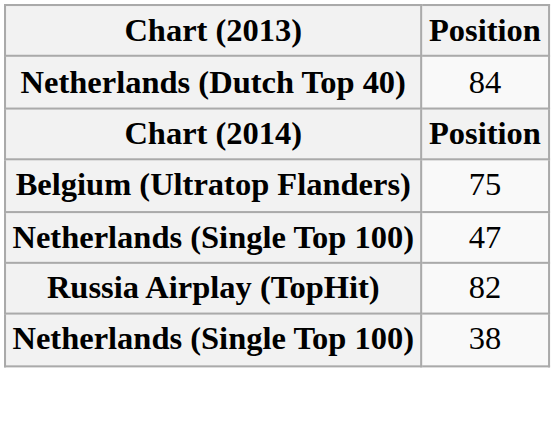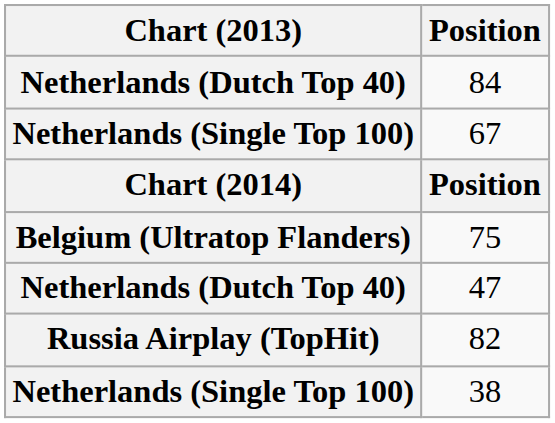+ row: (485, 133)
(213, 236) Netherlands (Single Top 100) -> (213, 287) Netherlands (Dutch Top 40)
